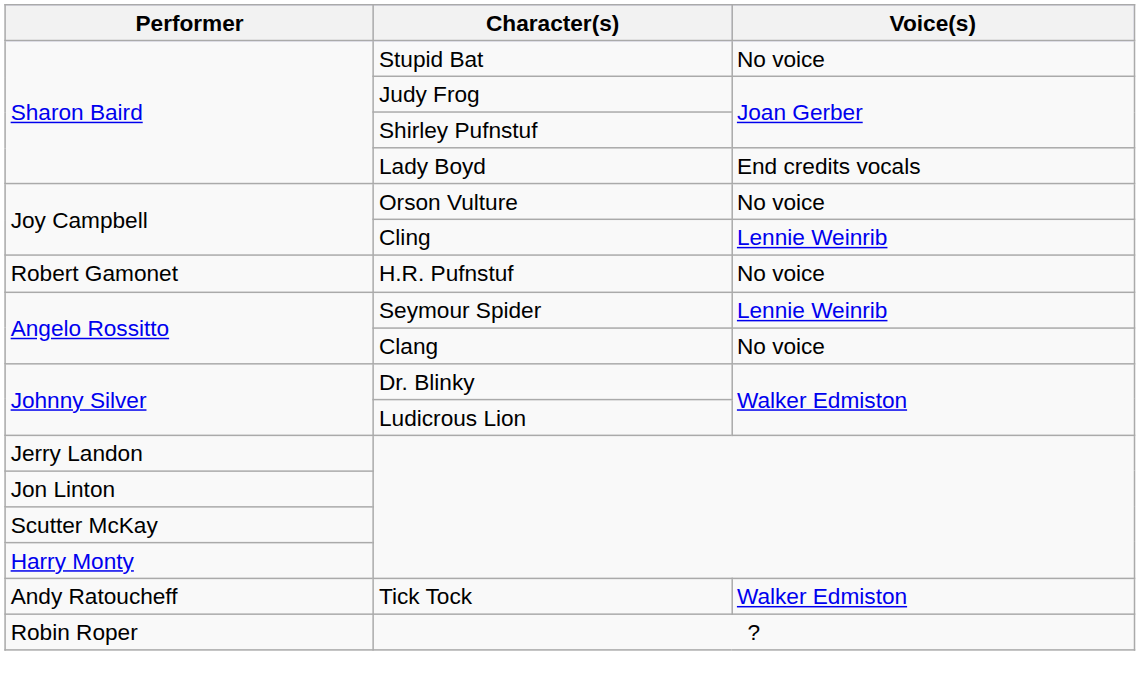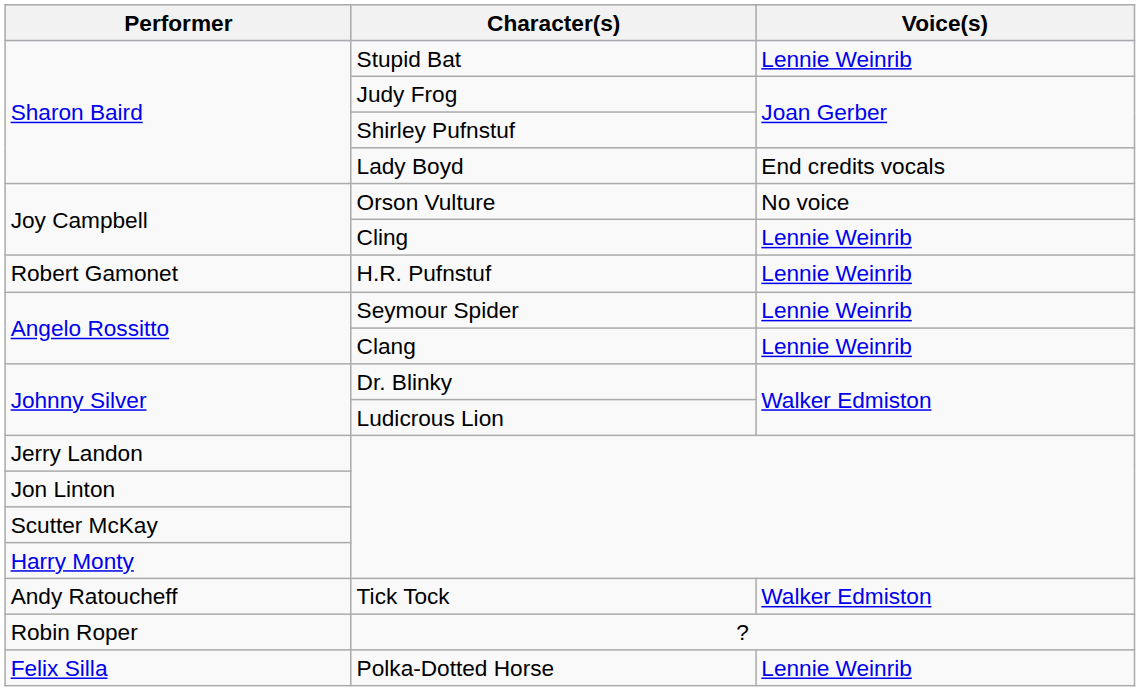(781, 59) No voice -> (837, 59) Lennie Weinrib
(781, 274) No voice -> (837, 274) Lennie Weinrib
(781, 345) No voice -> (837, 345) Lennie Weinrib
+ row: (59, 668)
